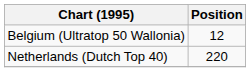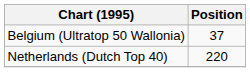(217, 35) 12 -> (217, 35) 37
